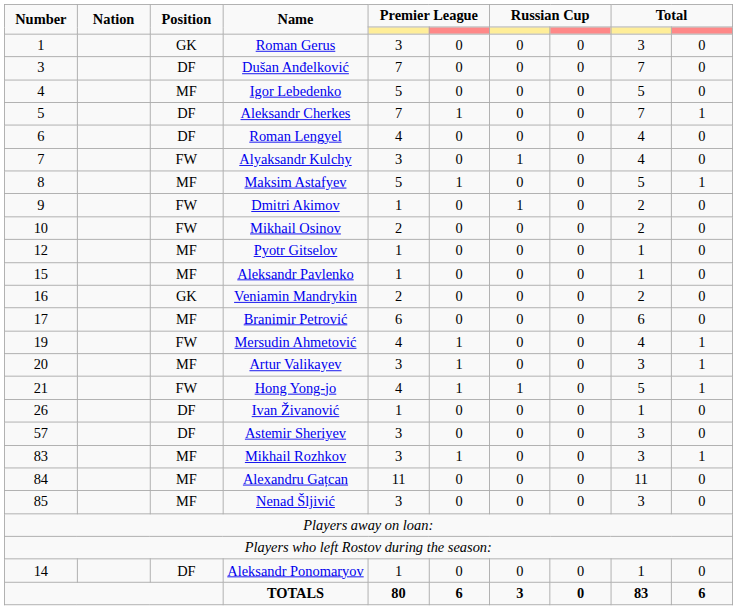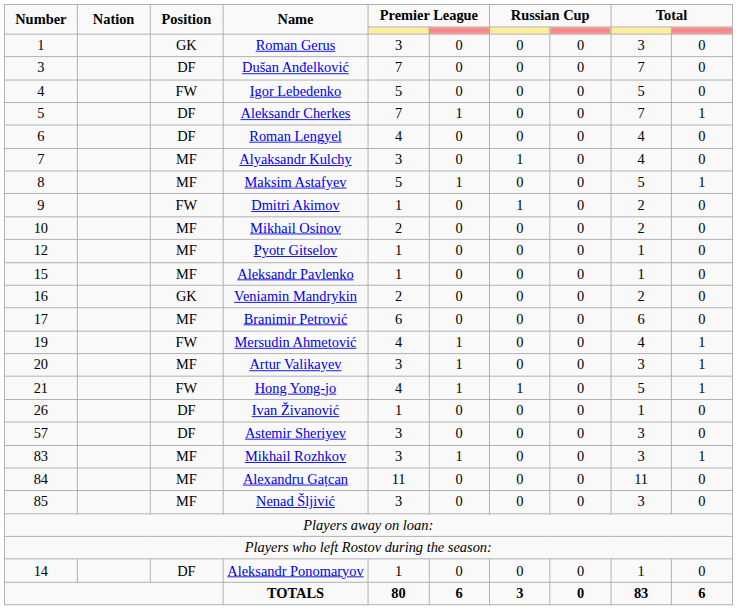(186, 91) MF -> (186, 91) FW
(186, 159) FW -> (186, 159) MF
(186, 228) FW -> (186, 228) MF
